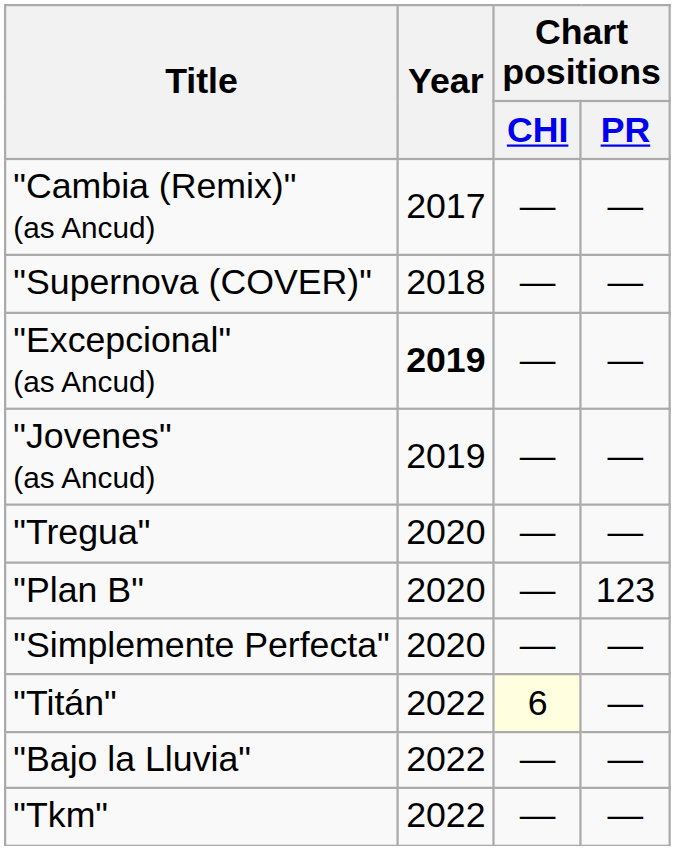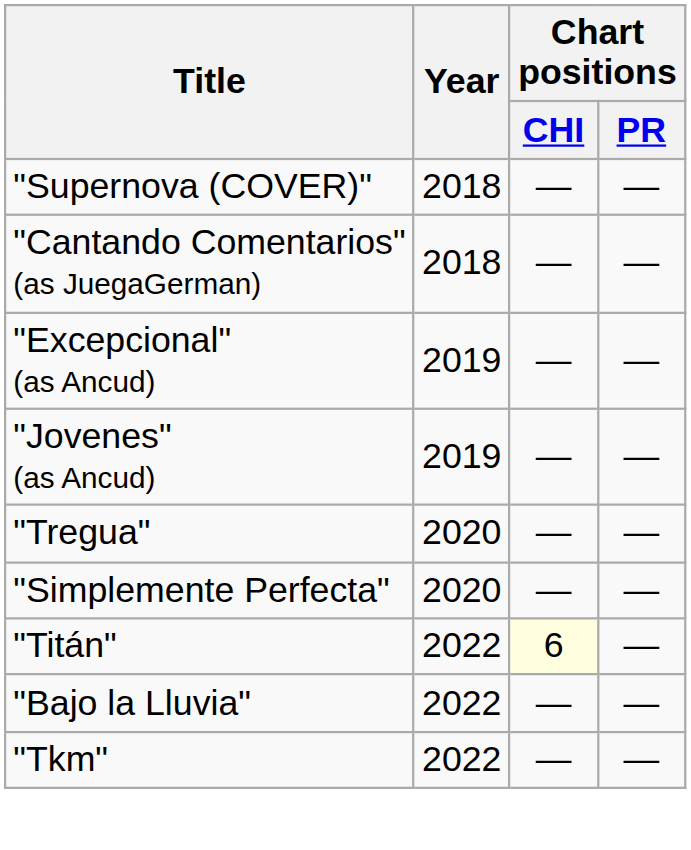- row: (155, 206)
+ row: (209, 262)
(446, 359) bold -> (462, 359) normal
- row: (79, 589)
